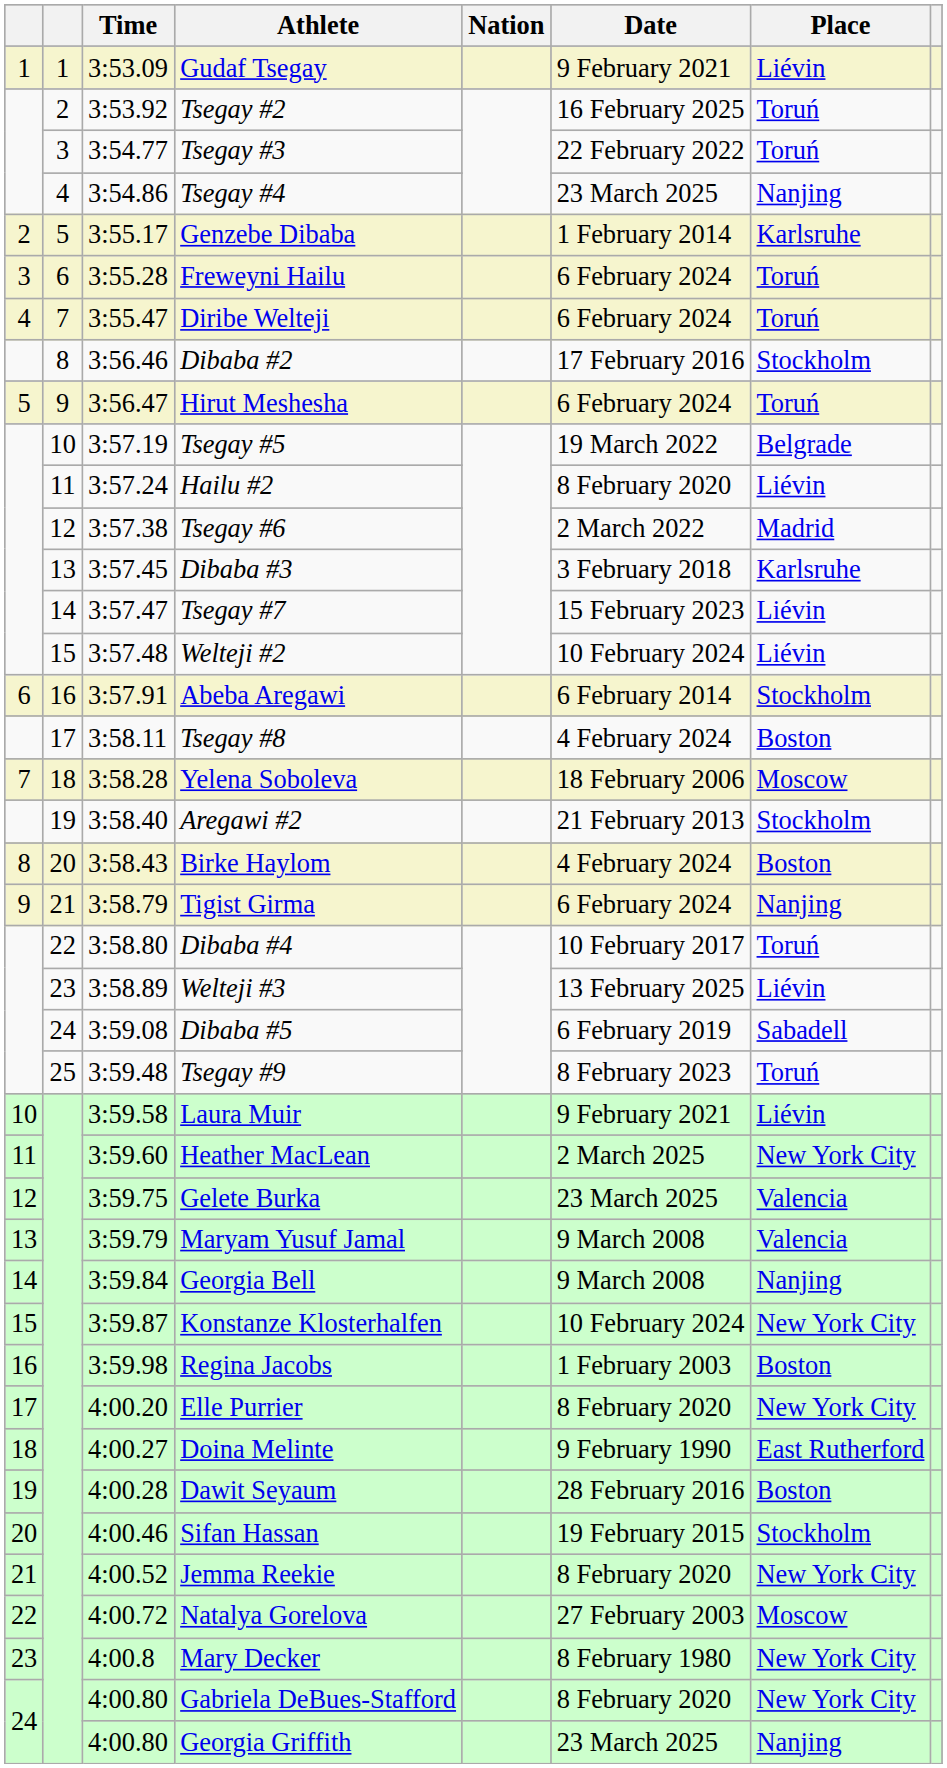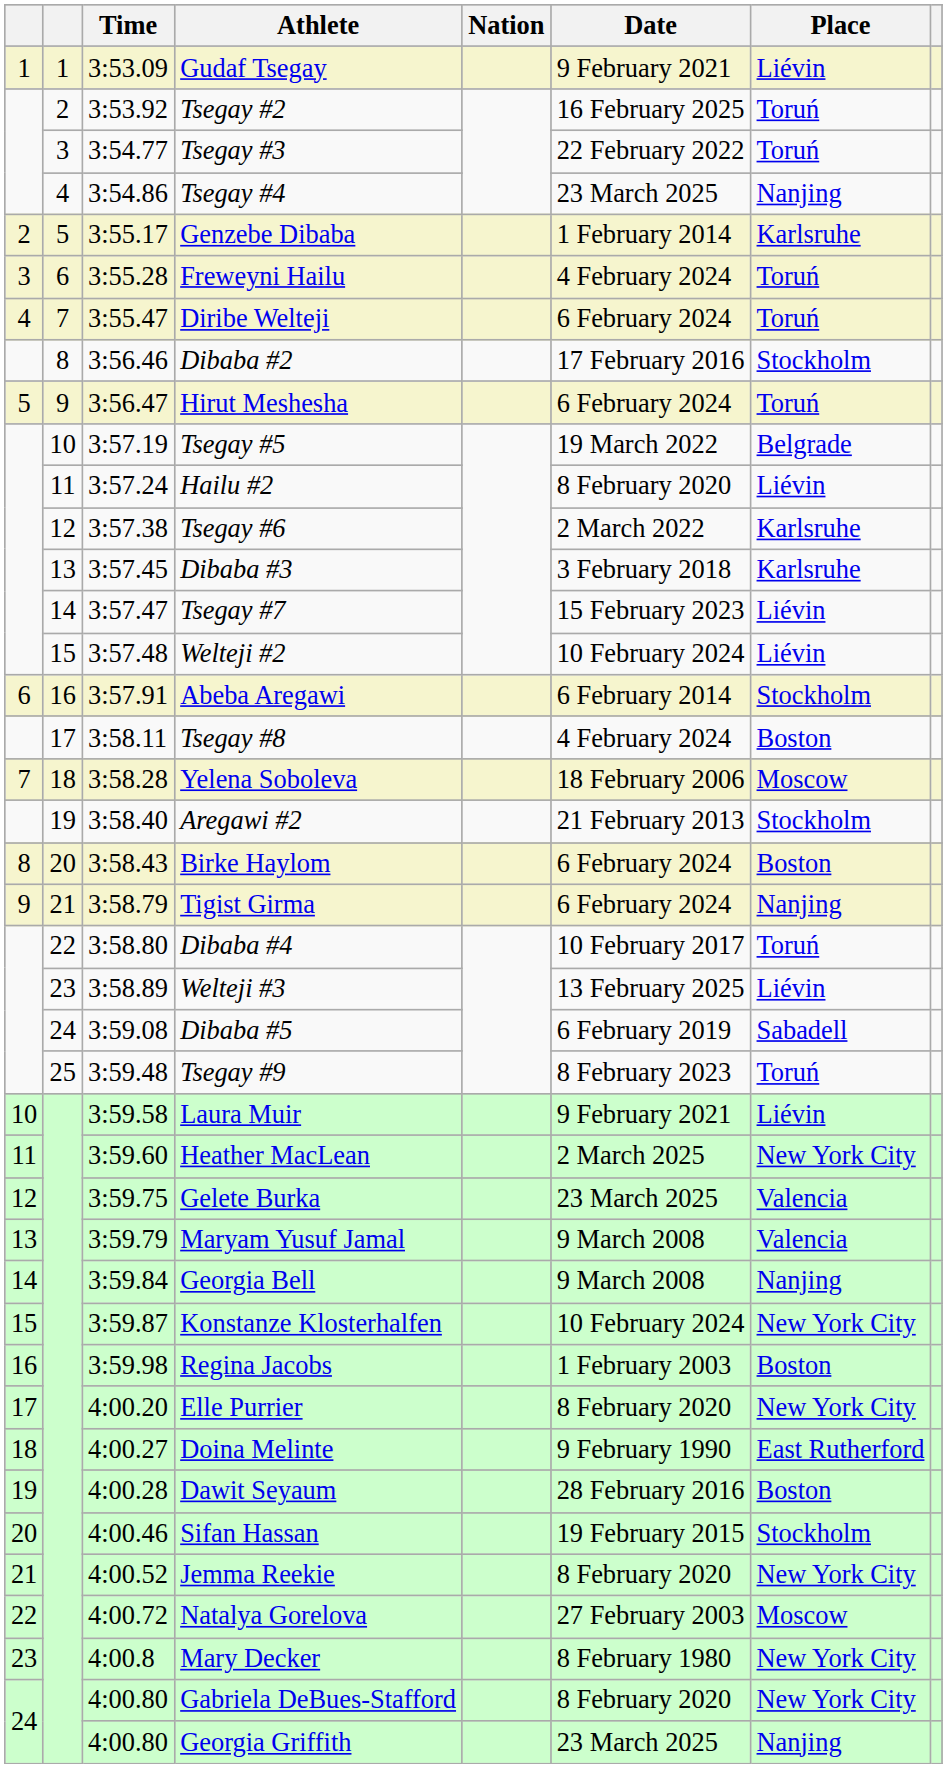(644, 276) 6 February 2024 -> (644, 276) 4 February 2024
(795, 527) Madrid -> (809, 527) Karlsruhe
(644, 862) 4 February 2024 -> (644, 862) 6 February 2024
